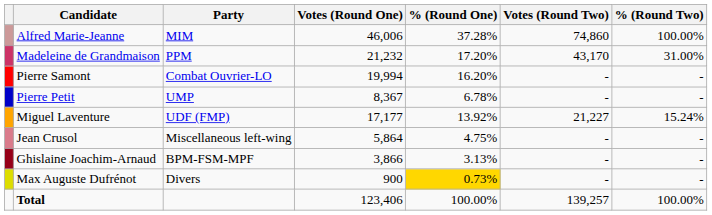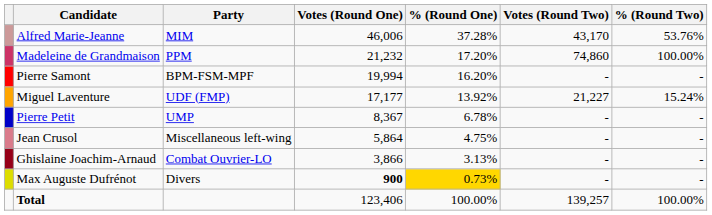(591, 35) 74,860 -> (591, 35) 43,170
(680, 35) 100.00% -> (684, 35) 53.76%
(591, 55) 43,170 -> (591, 55) 74,860
(684, 55) 31.00% -> (680, 55) 100.00%
(219, 76) Combat Ouvrier-LO -> (210, 76) BPM-FSM-MPF
rows swapped: (63, 117) <-> (46, 96)
(210, 158) BPM-FSM-MPF -> (219, 158) Combat Ouvrier-LO
(393, 179) normal -> (393, 179) bold
